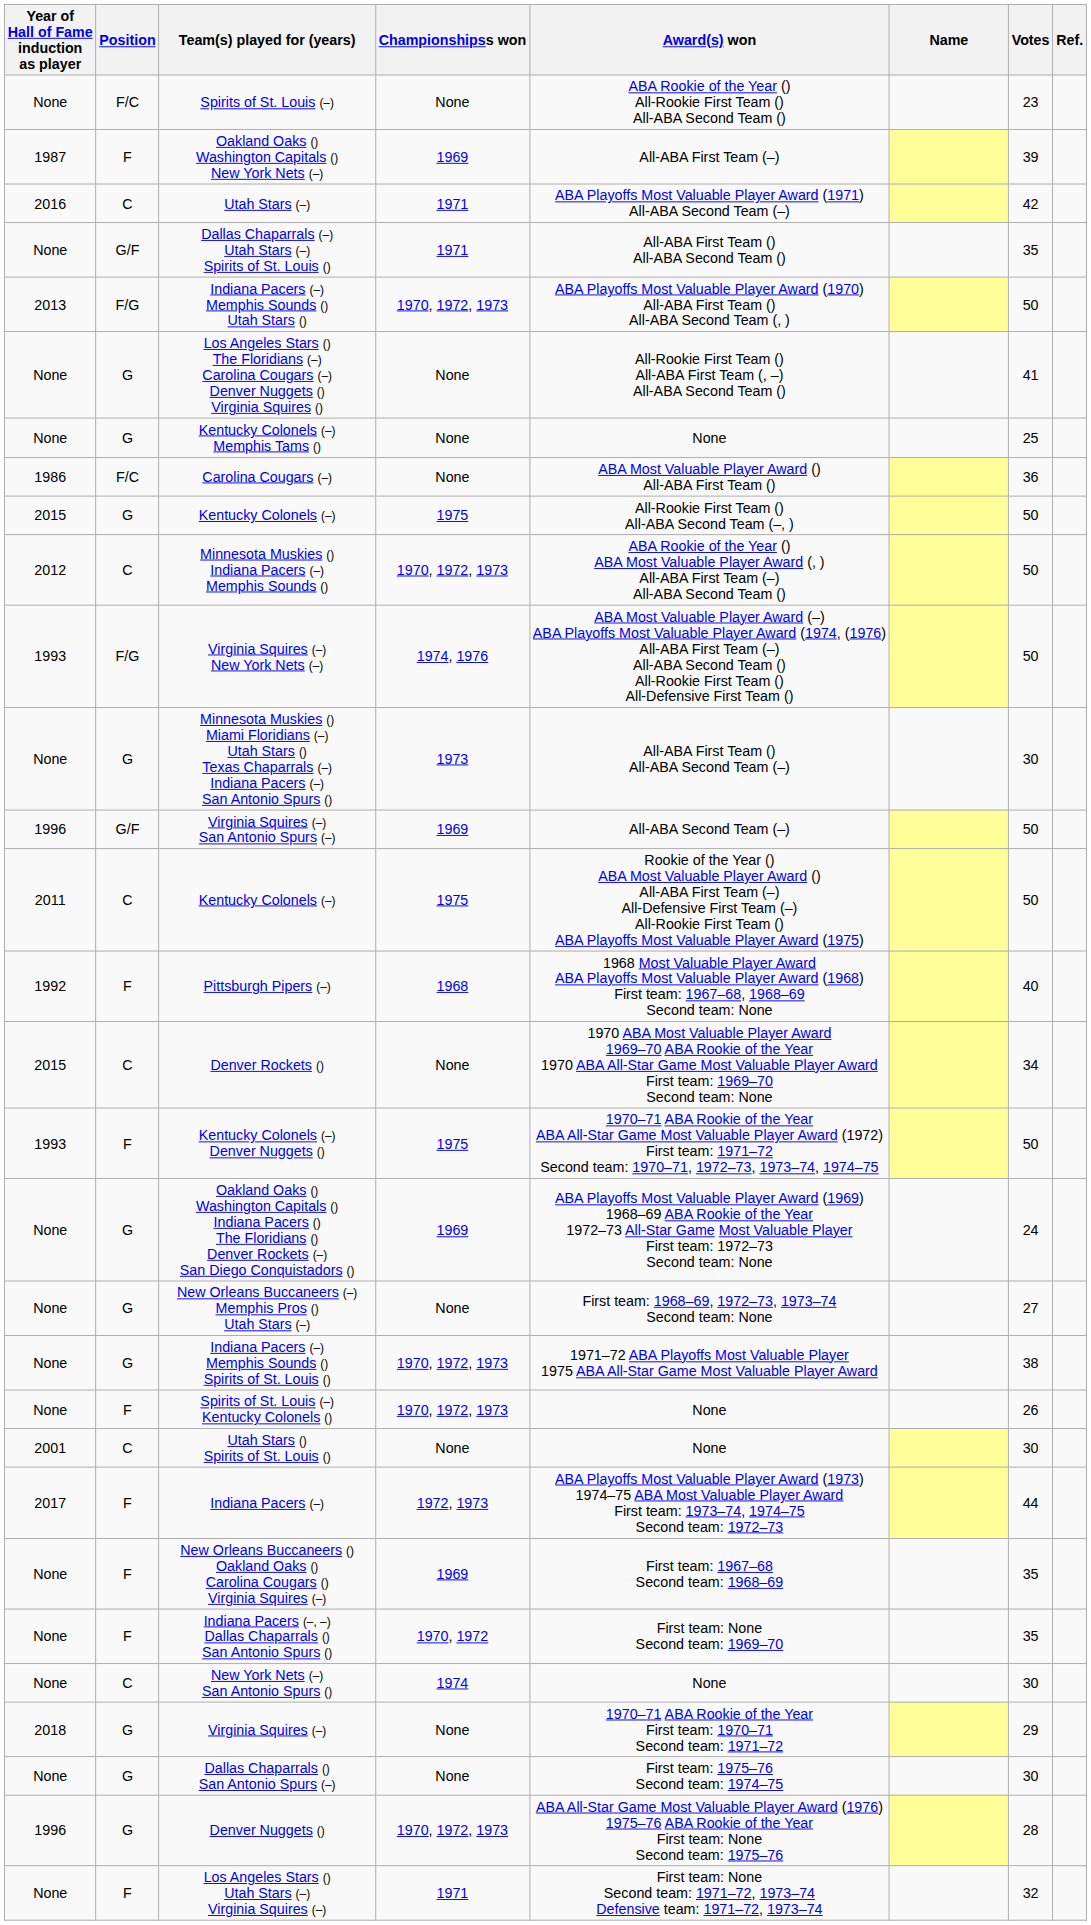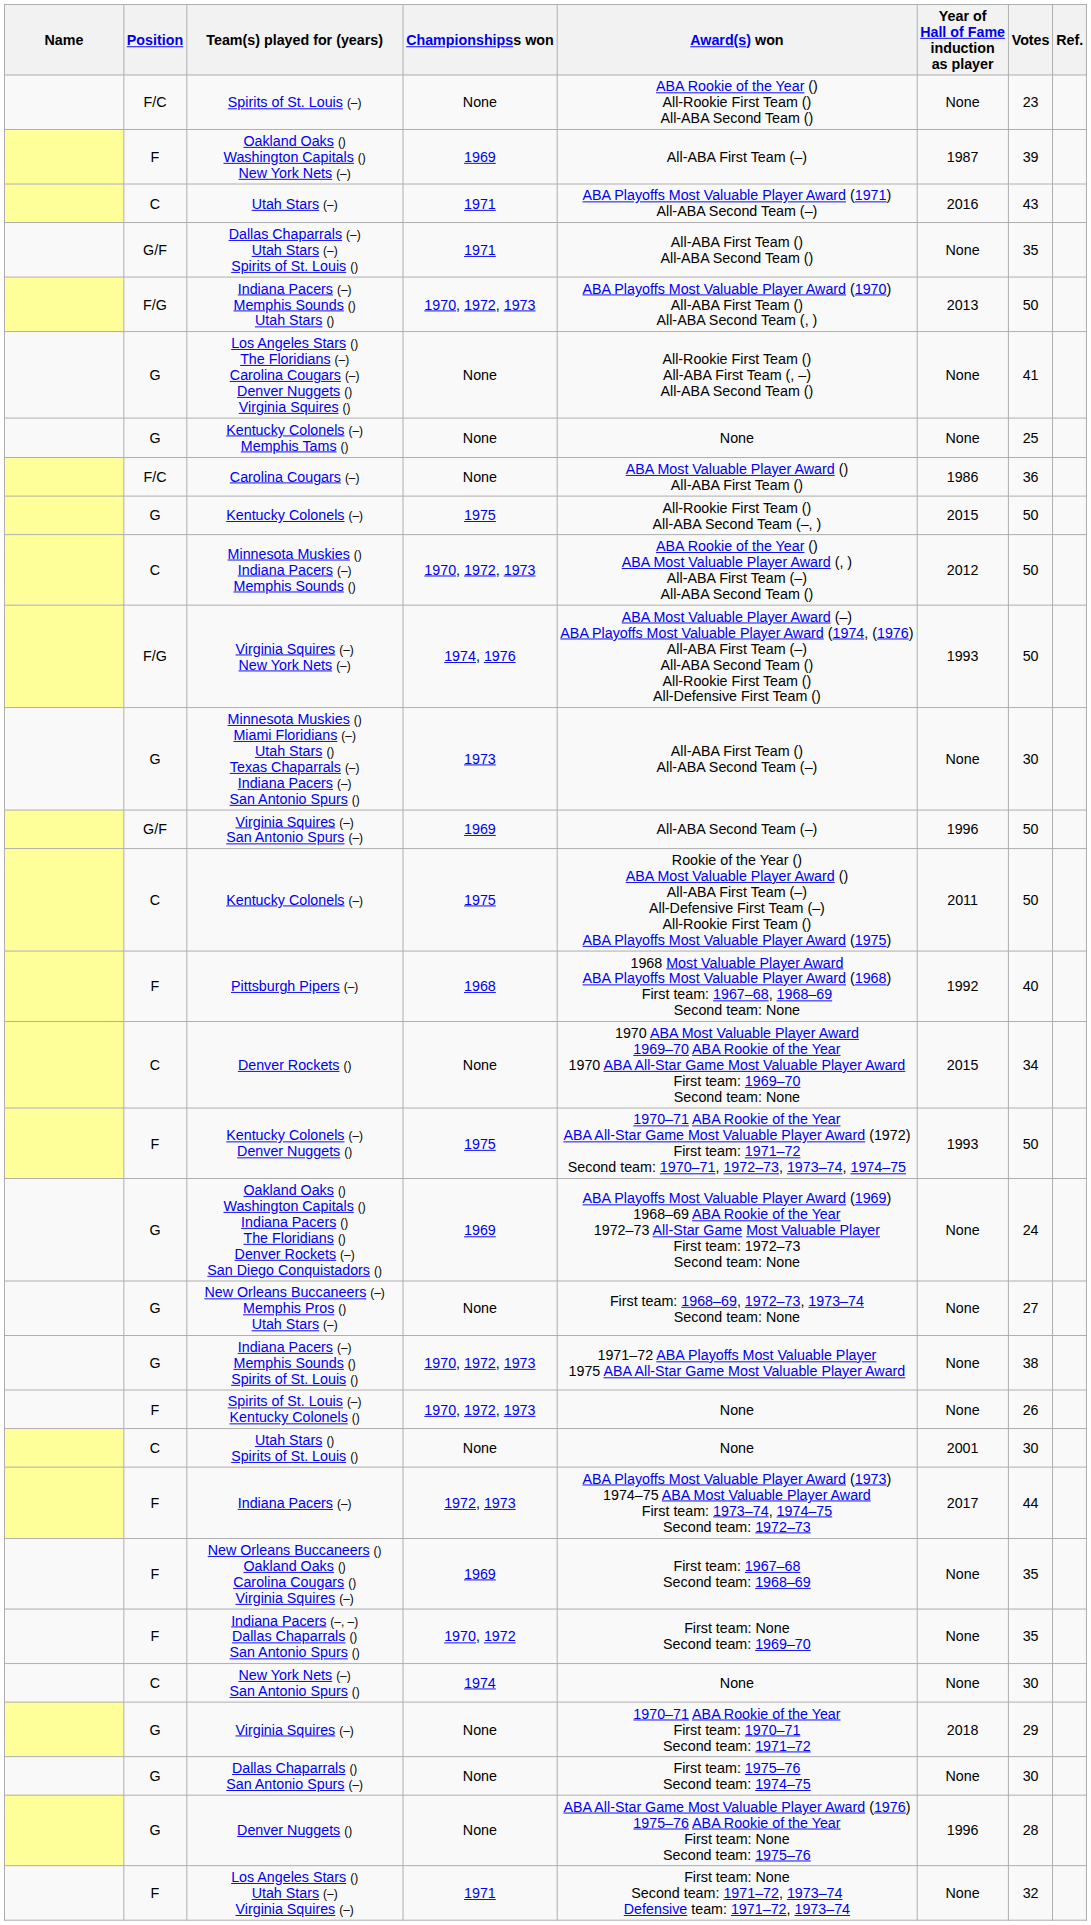columns swapped: (949, 40) <-> (50, 40)
(1031, 204) 42 -> (1031, 204) 43
(452, 1830) 1970, 1972, 1973 -> (480, 1830) None
